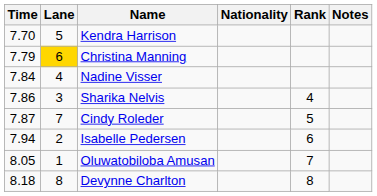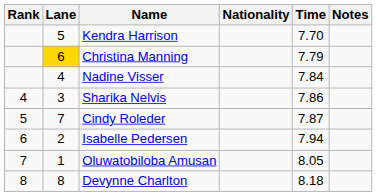columns swapped: (310, 14) <-> (23, 14)
